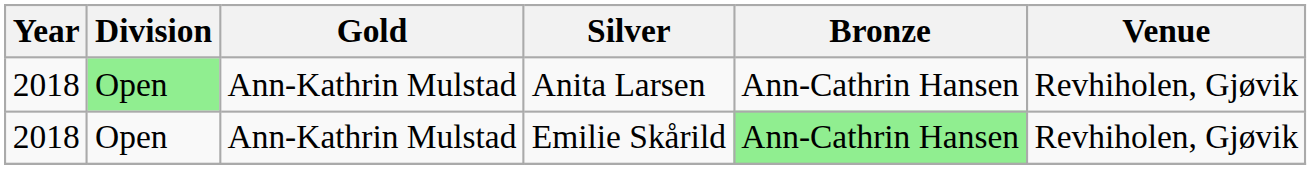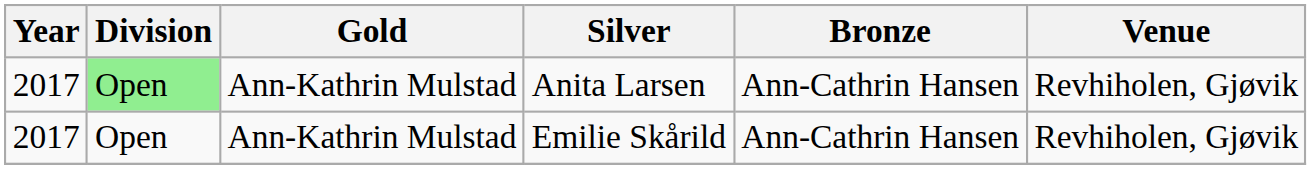(46, 84) 2018 -> (46, 84) 2017
(46, 137) 2018 -> (46, 137) 2017
(880, 137) lightgreen background -> (880, 137) no background
